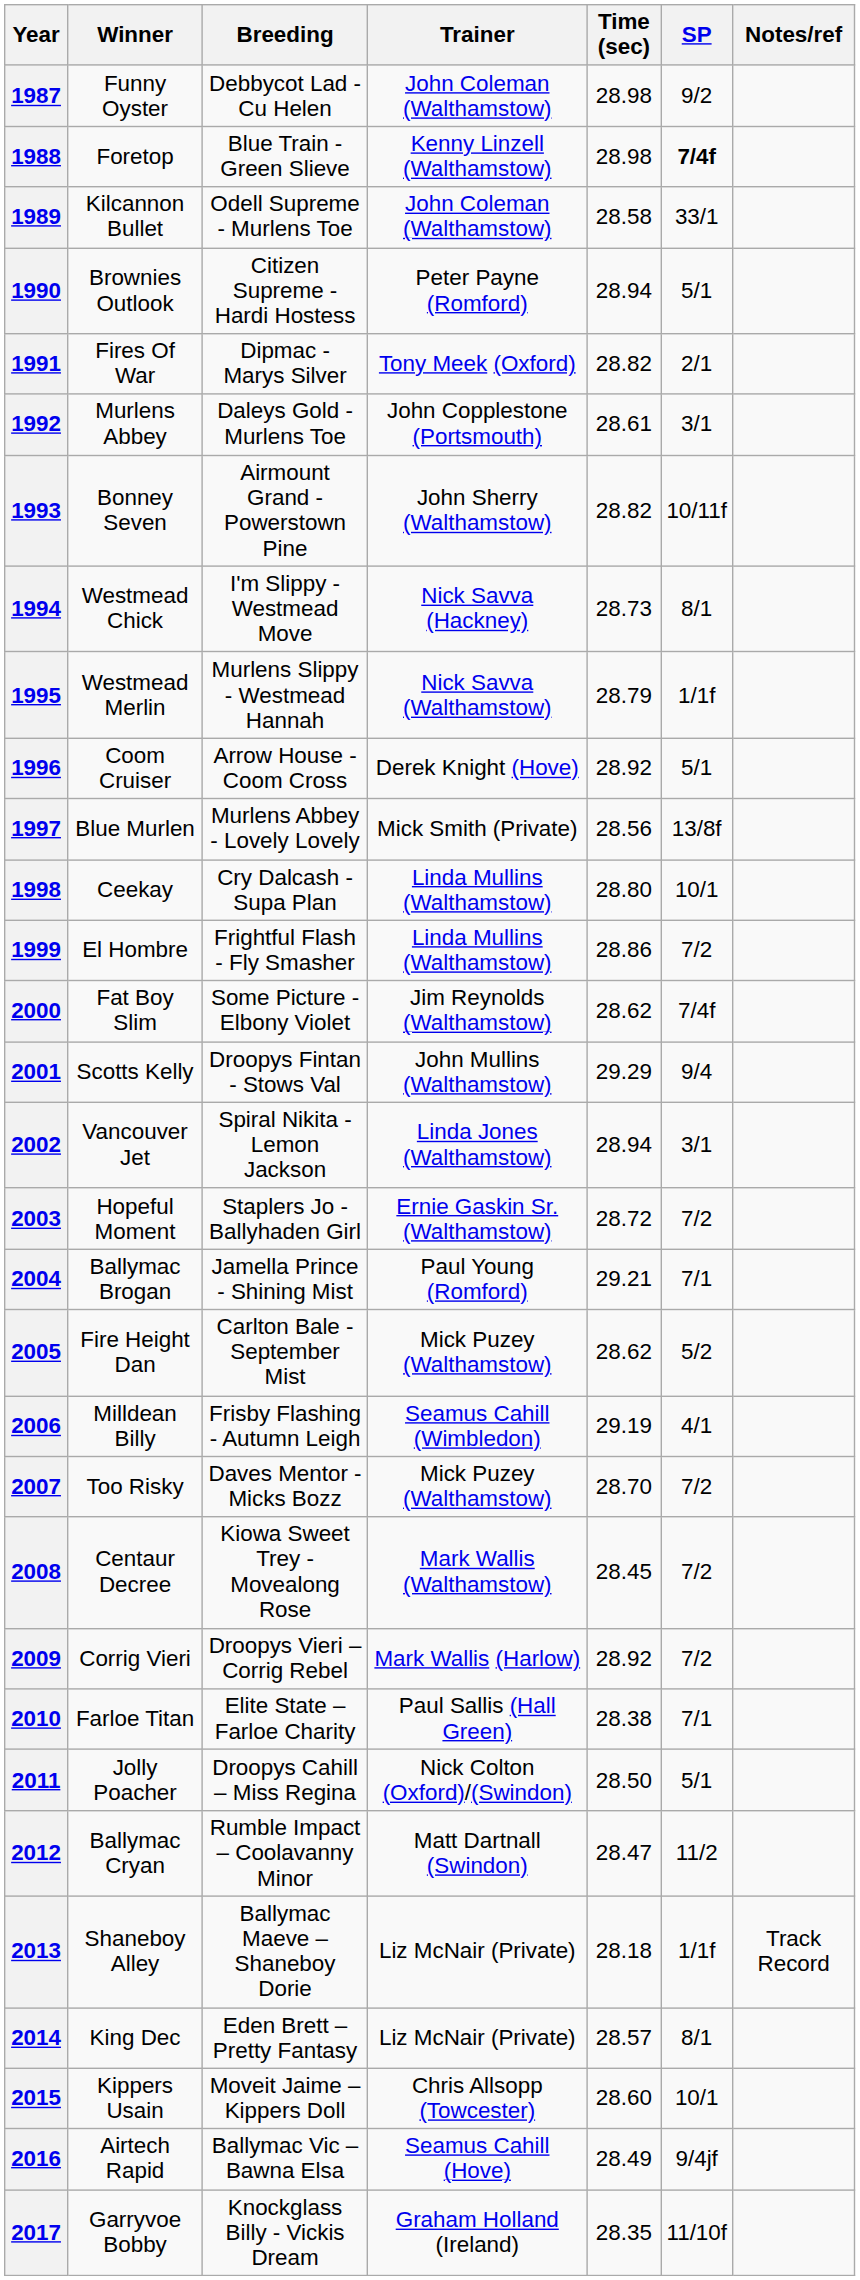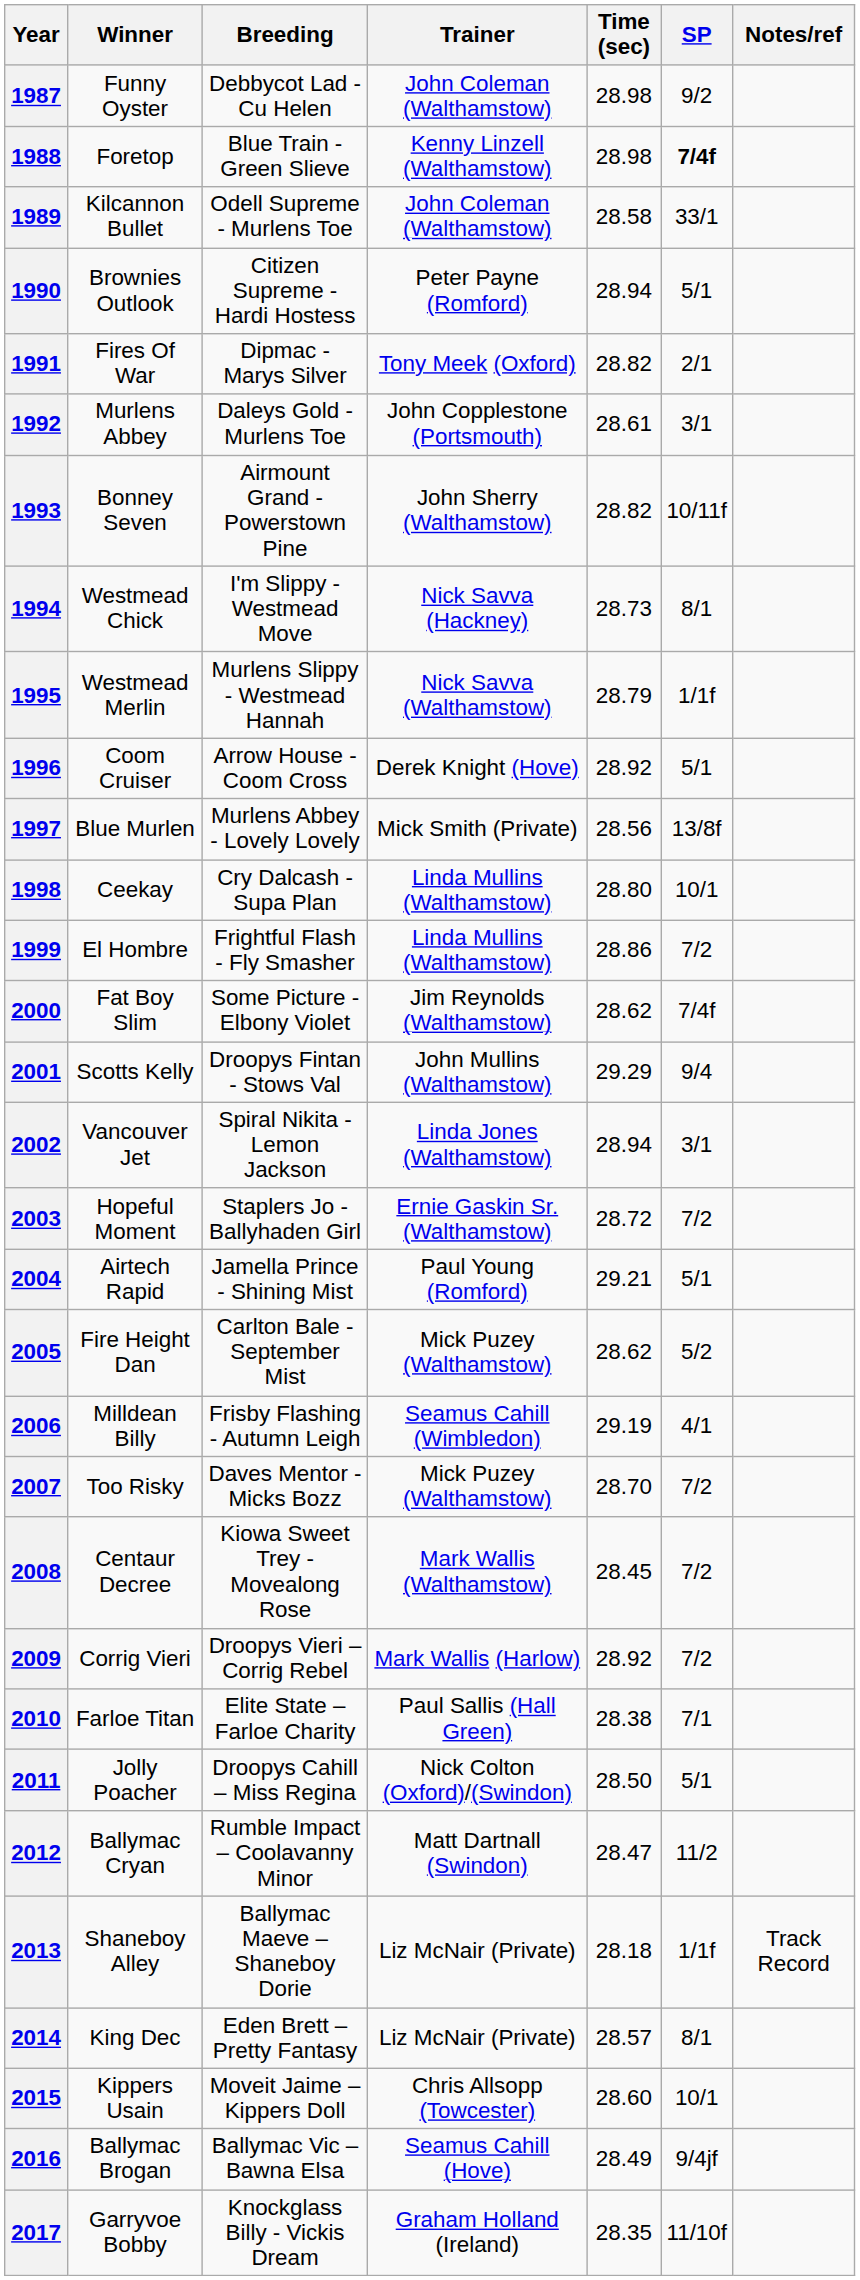(135, 1279) Ballymac Brogan -> (135, 1279) Airtech Rapid
(697, 1279) 7/1 -> (697, 1279) 5/1
(135, 2159) Airtech Rapid -> (135, 2159) Ballymac Brogan
